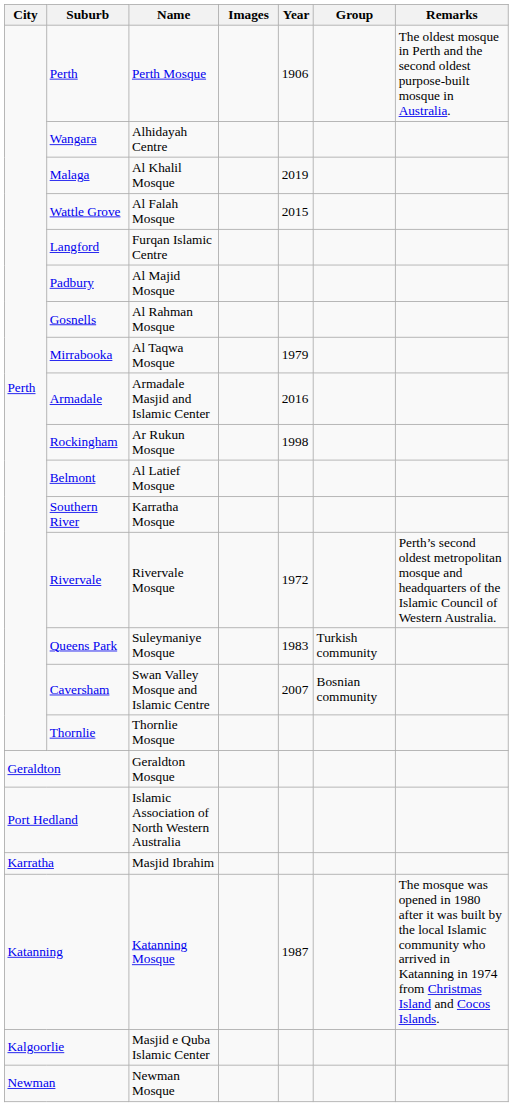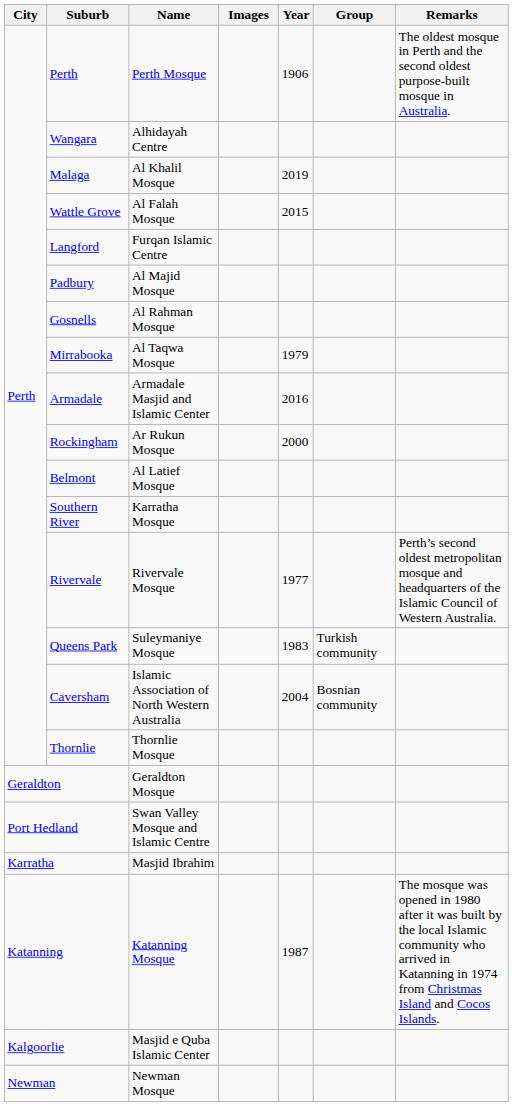(295, 442) 1998 -> (295, 442) 2000
(295, 580) 1972 -> (295, 580) 1977
(171, 689) Swan Valley Mosque and Islamic Centre -> (171, 696) Islamic Association of North Western Australia
(295, 689) 2007 -> (295, 696) 2004
(171, 819) Islamic Association of North Western Australia -> (171, 827) Swan Valley Mosque and Islamic Centre
